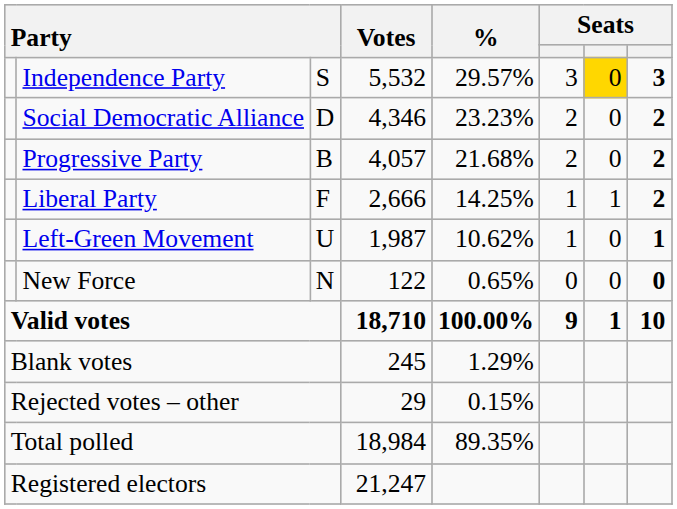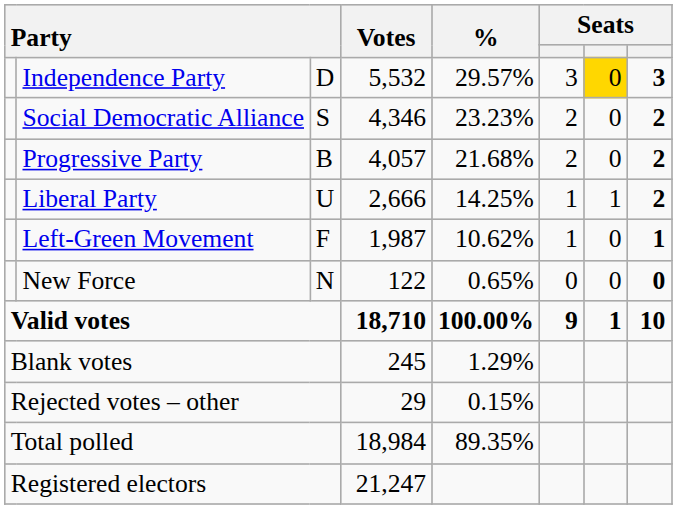(323, 77) S -> (325, 77) D
(325, 117) D -> (323, 117) S
(323, 199) F -> (325, 199) U
(325, 239) U -> (323, 239) F
